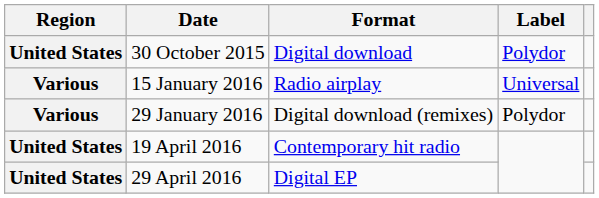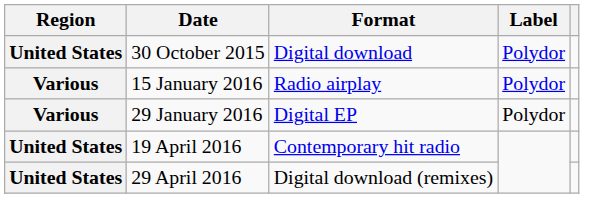(541, 83) Universal -> (534, 83) Polydor
(383, 114) Digital download (remixes) -> (315, 114) Digital EP
(315, 177) Digital EP -> (383, 177) Digital download (remixes)
